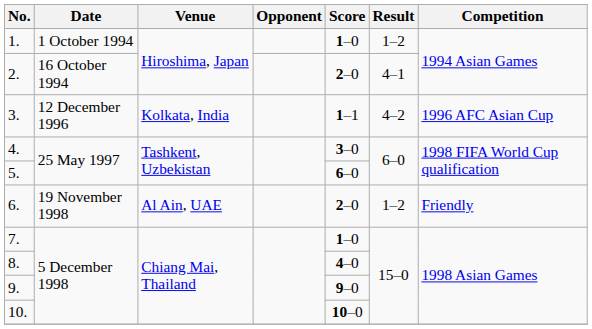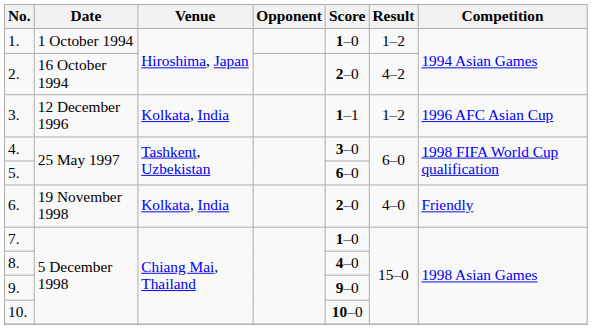(393, 74) 4–1 -> (393, 74) 4–2
(393, 115) 4–2 -> (393, 115) 1–2
(182, 206) Al Ain, UAE -> (185, 206) Kolkata, India
(393, 206) 1–2 -> (393, 206) 4–0
